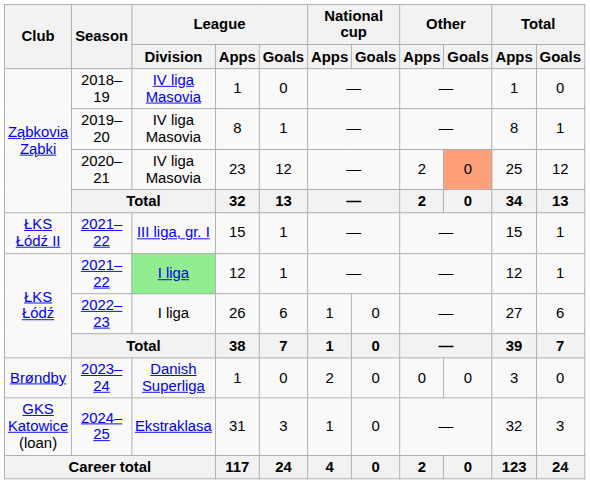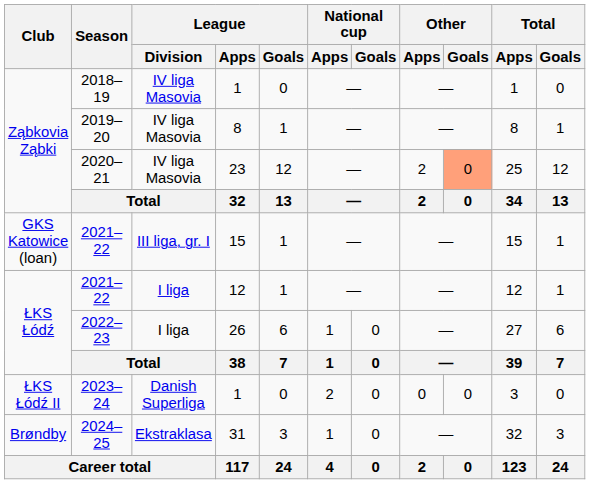(38, 233) ŁKS Łódź II -> (38, 241) GKS Katowice (loan)
(173, 273) lightgreen background -> (173, 290) no background
(38, 377) Brøndby -> (38, 394) ŁKS Łódź II
(38, 426) GKS Katowice (loan) -> (38, 434) Brøndby
